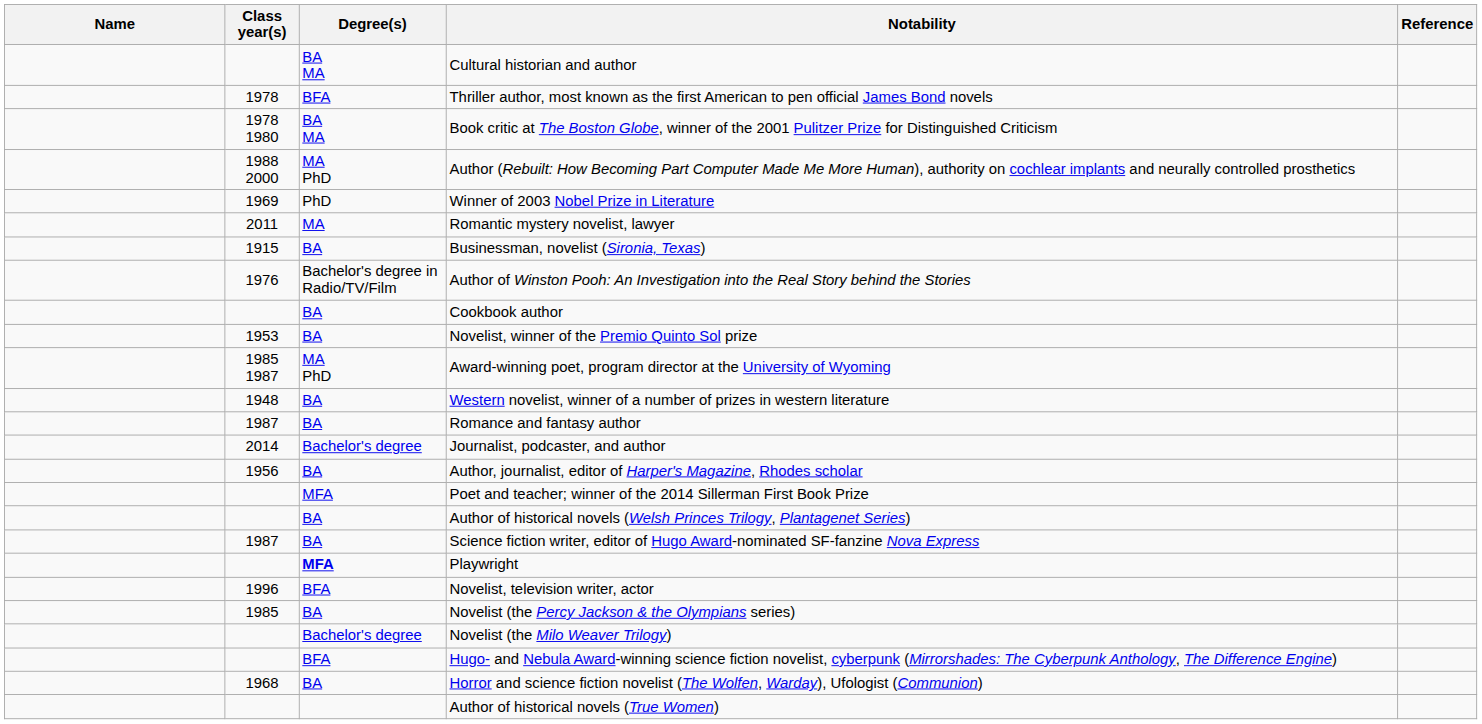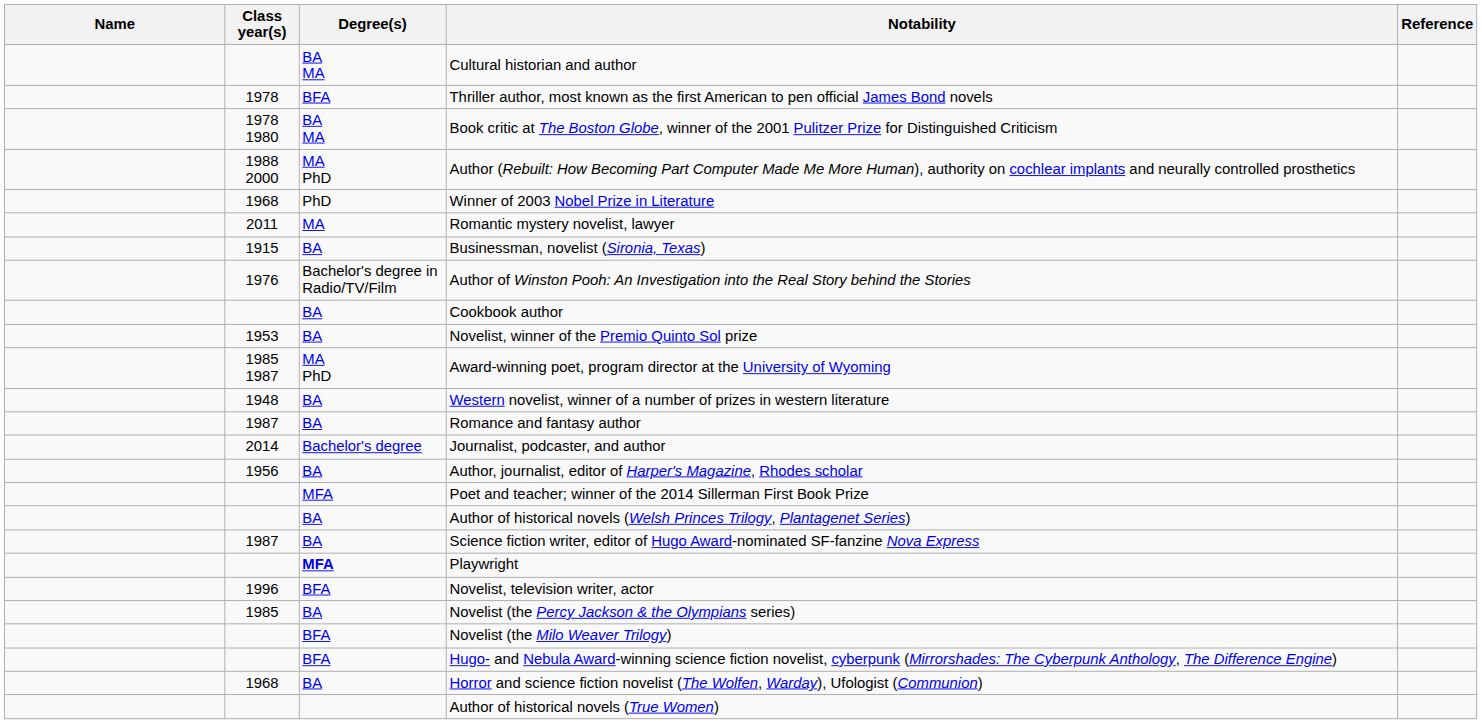(262, 201) 1969 -> (262, 201) 1968
(362, 635) Bachelor's degree -> (316, 635) BFA
